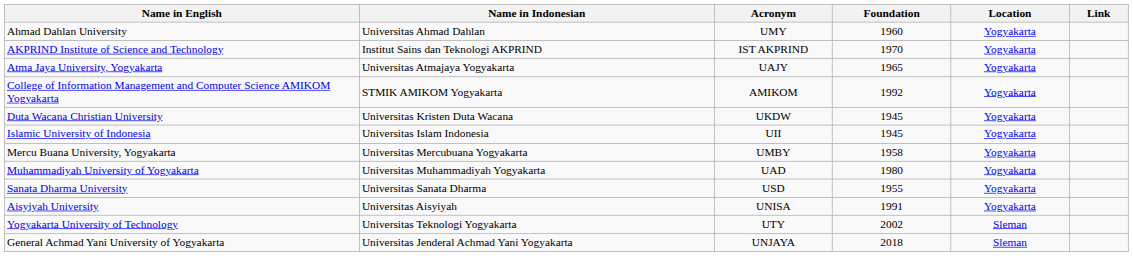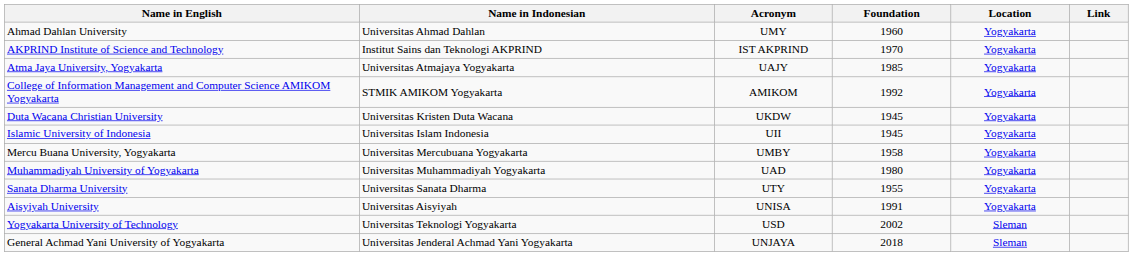(892, 67) 1965 -> (892, 67) 1985
(773, 188) USD -> (773, 188) UTY
(773, 224) UTY -> (773, 224) USD
